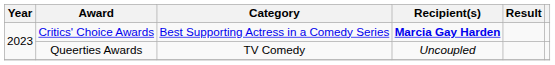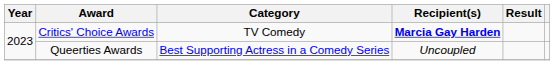(274, 32) Best Supporting Actress in a Comedy Series -> (274, 32) TV Comedy
(274, 50) TV Comedy -> (274, 50) Best Supporting Actress in a Comedy Series
